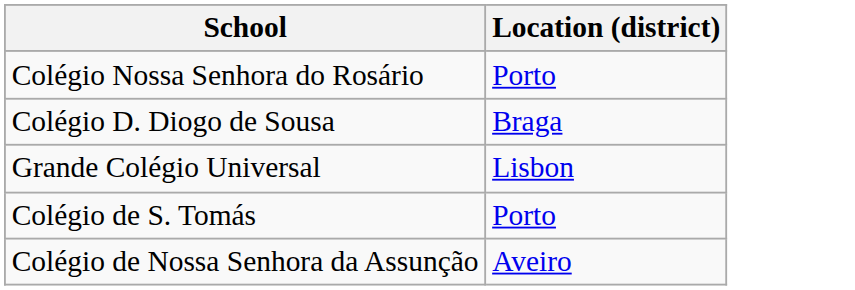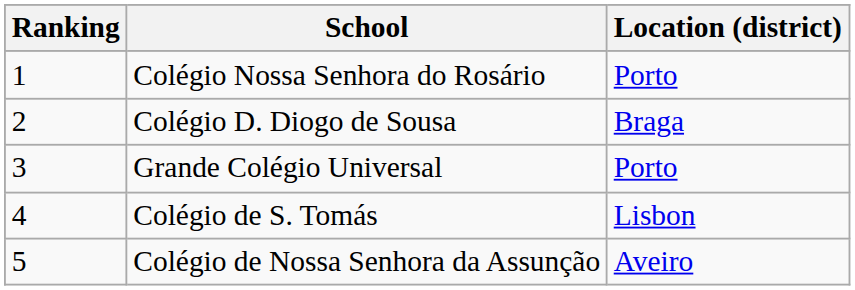+ column: (66, 27)
(533, 167) Lisbon -> (646, 167) Porto
(524, 214) Porto -> (655, 214) Lisbon
